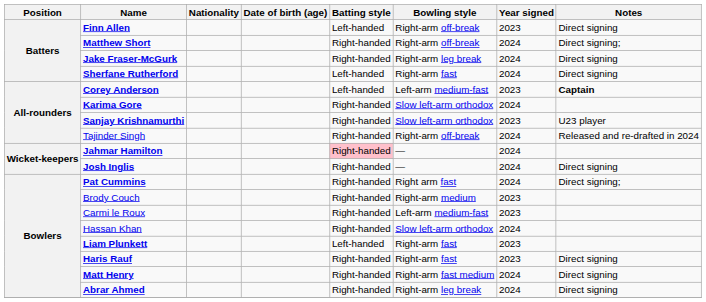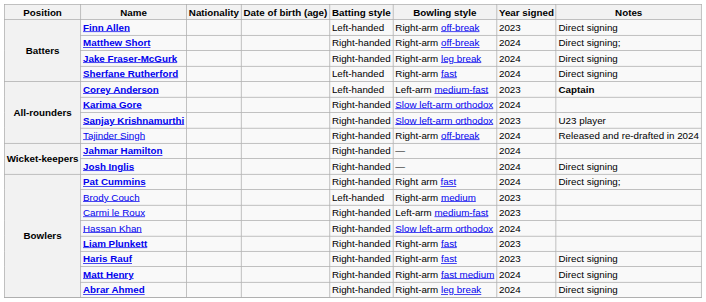(361, 151) pink background -> (361, 151) no background
(361, 197) Right-handed -> (358, 197) Left-handed
(358, 243) Left-handed -> (361, 243) Right-handed
